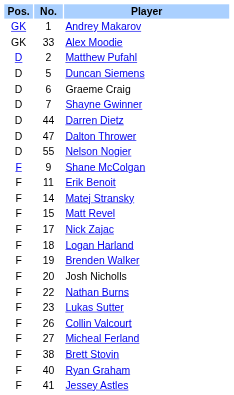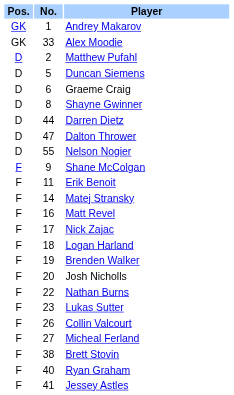(48, 105) 7 -> (48, 105) 8
(48, 214) 15 -> (48, 214) 16
